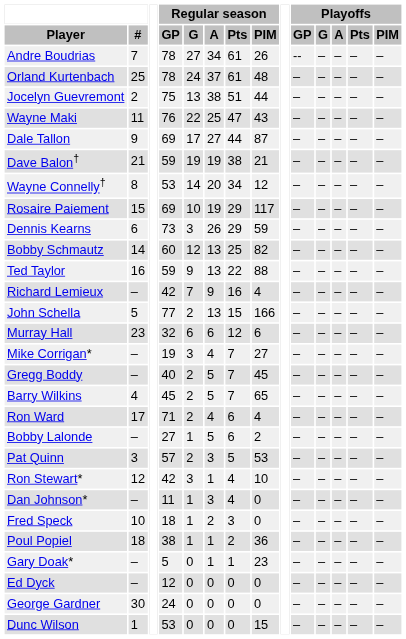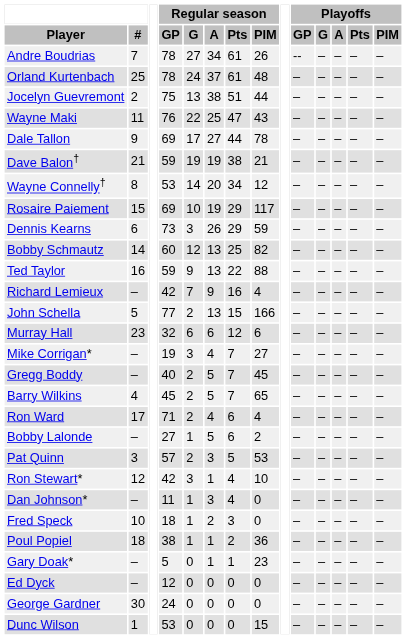(261, 139) 87 -> (261, 139) 78
